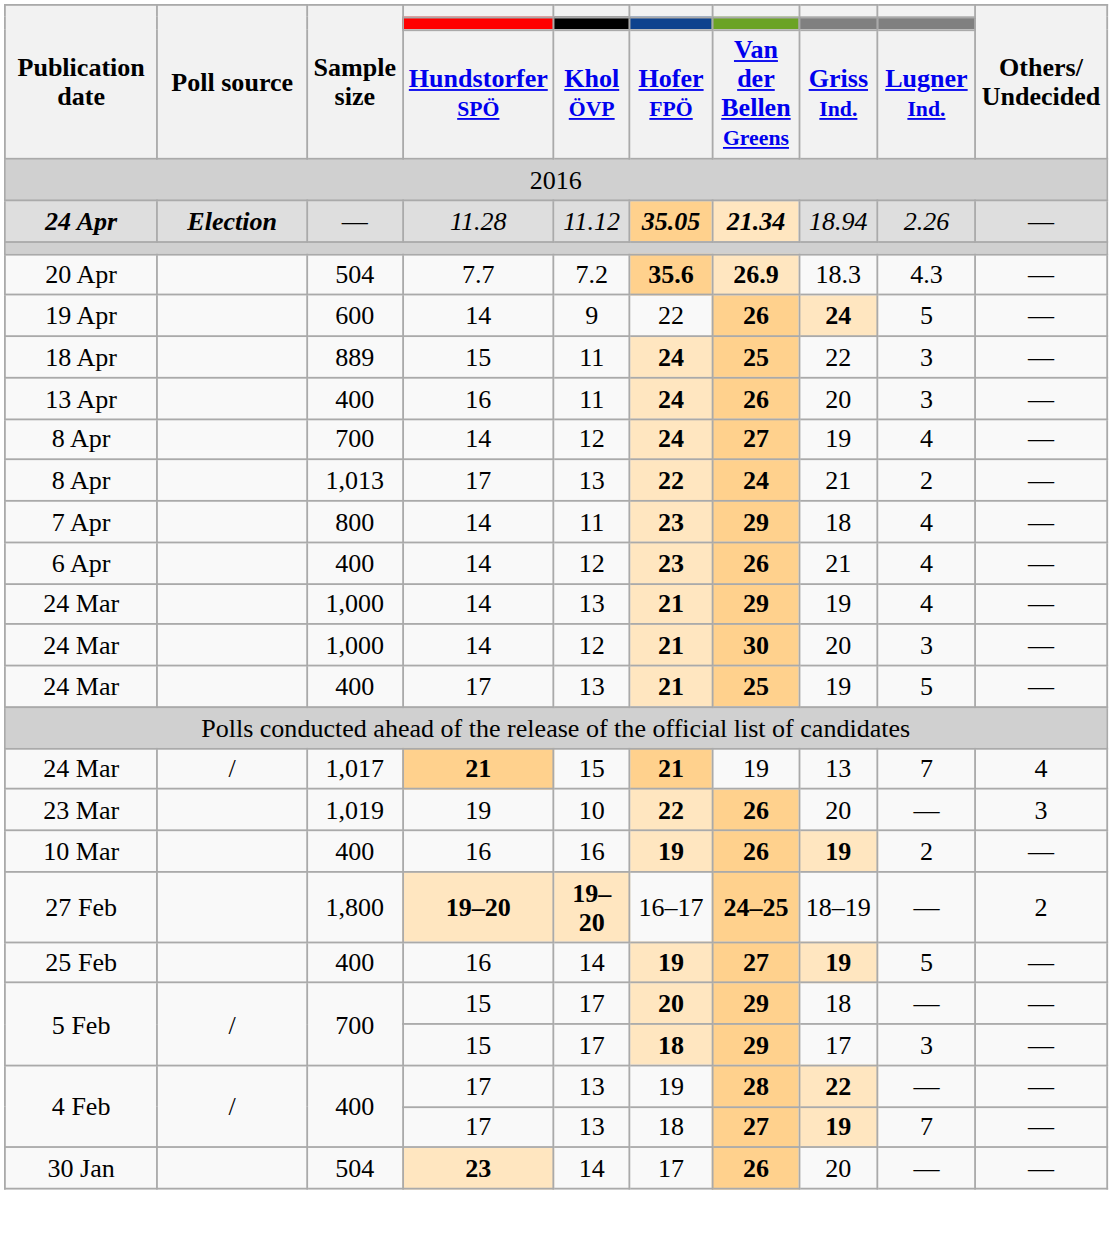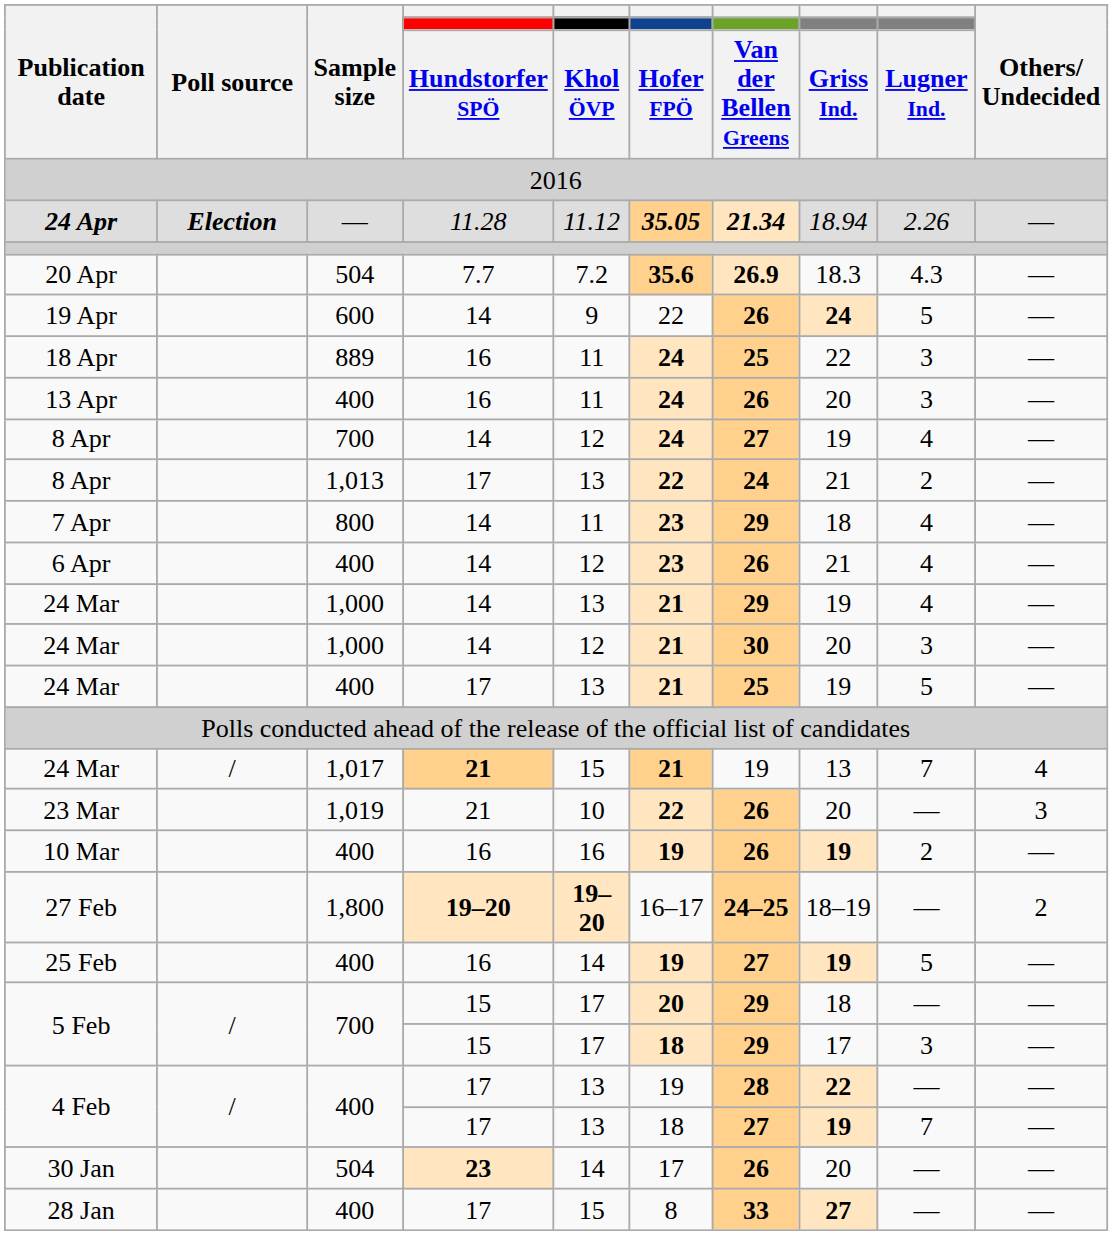(478, 357) 15 -> (478, 357) 16
(478, 810) 19 -> (478, 810) 21
+ row: (81, 1210)
